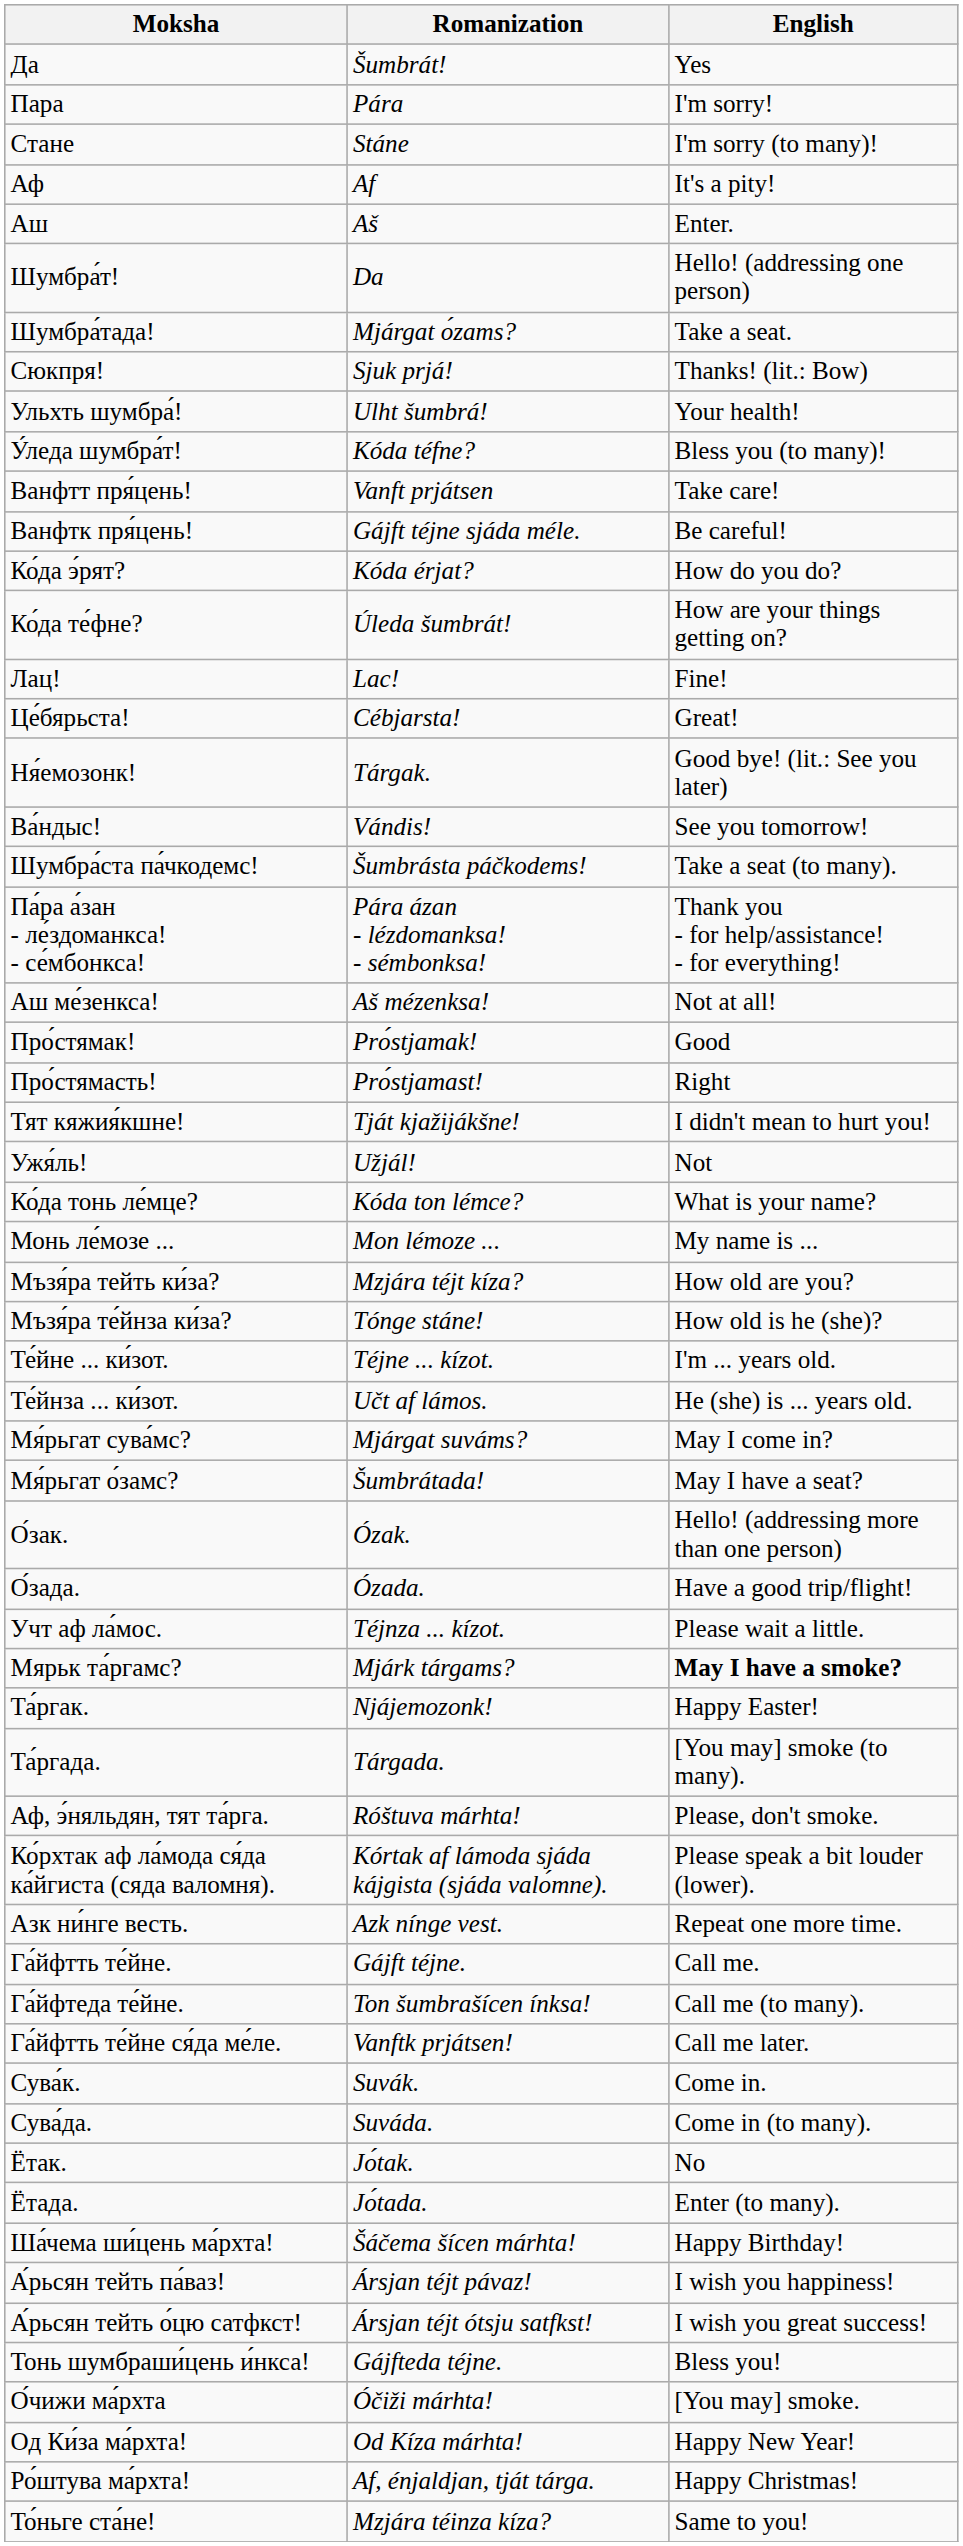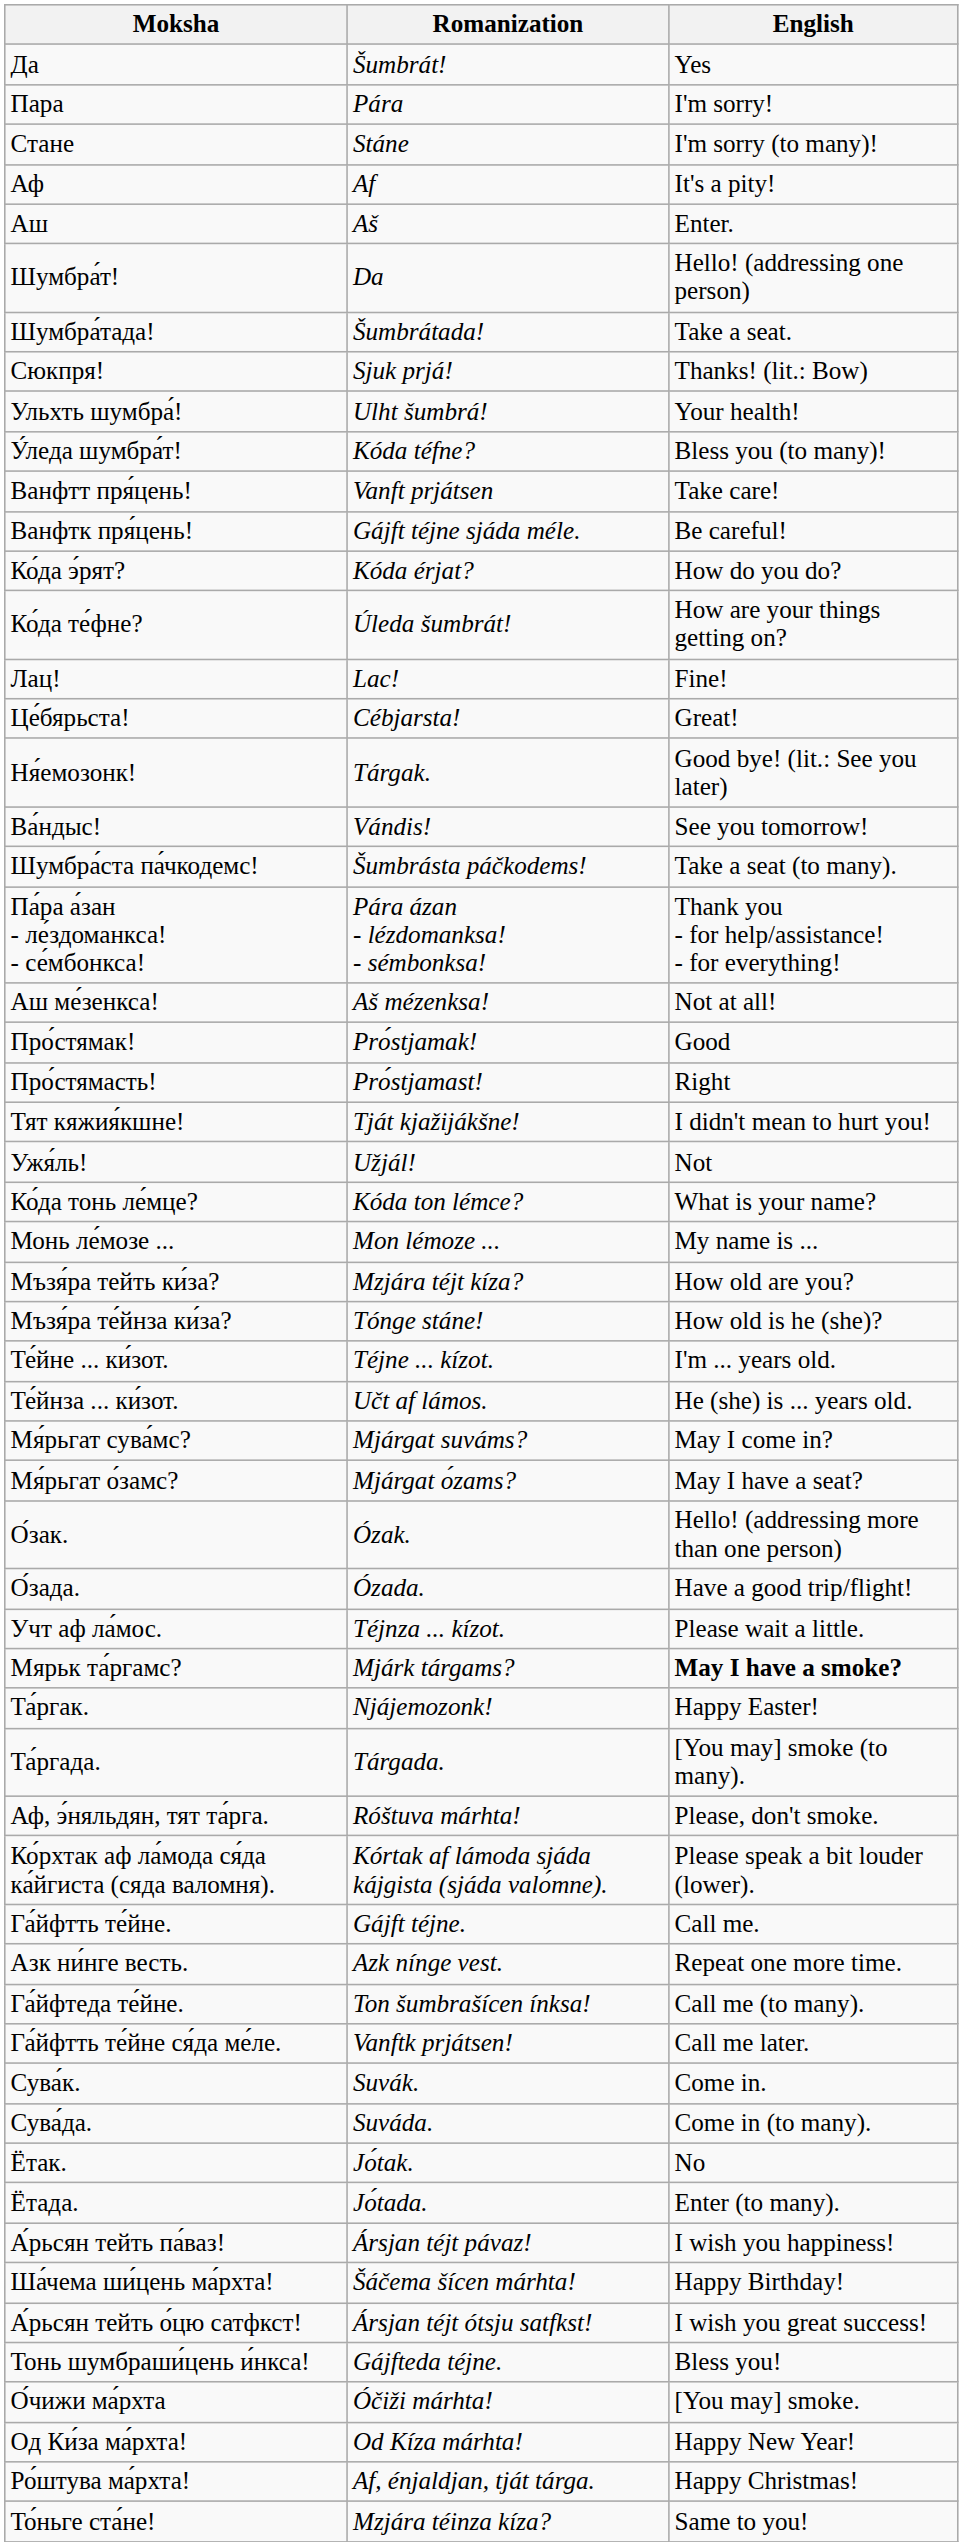(435, 331) Mjárgat о́zams? -> (419, 331) Šumbrátada!
(419, 1480) Šumbrátada! -> (435, 1480) Mjárgat о́zams?
rows swapped: (99, 1923) <-> (91, 1963)
rows swapped: (142, 2242) <-> (118, 2282)
